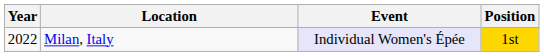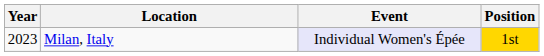(23, 39) 2022 -> (23, 39) 2023
